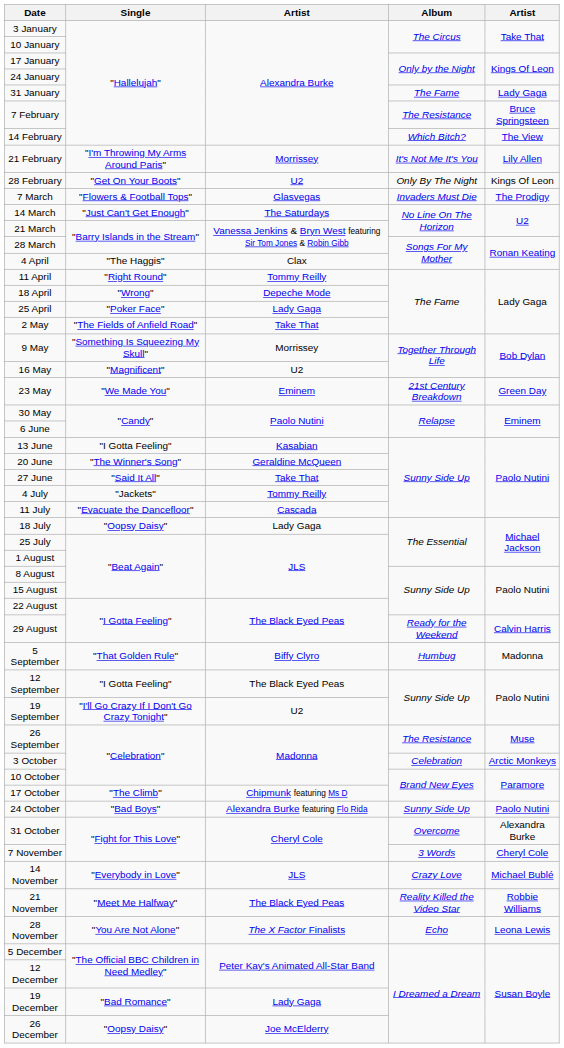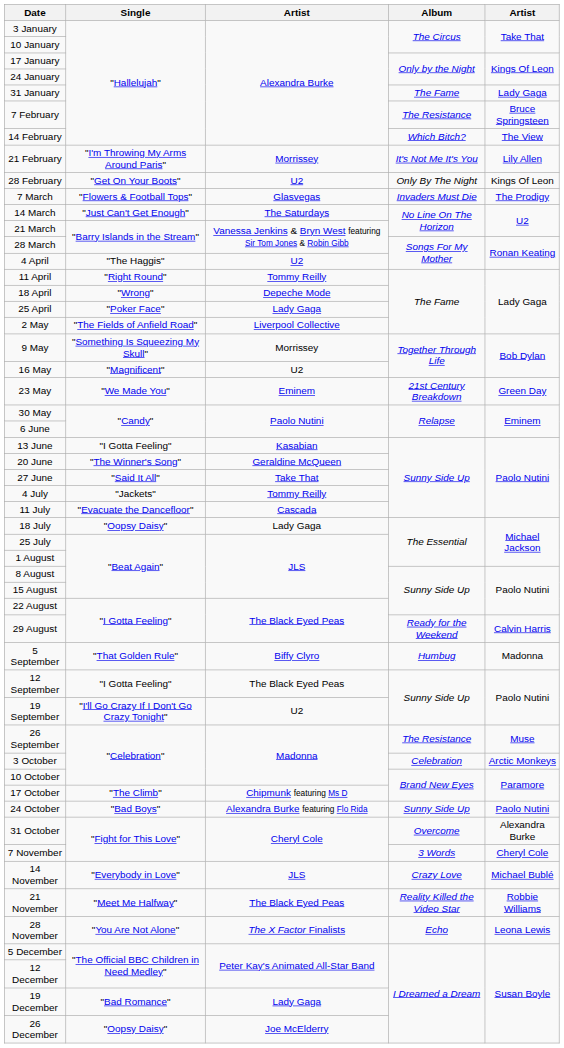(297, 260) Clax -> (297, 260) U2
(297, 325) Take That -> (297, 325) Liverpool Collective
